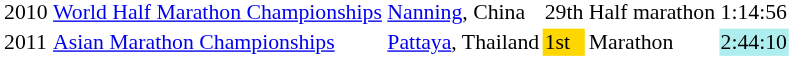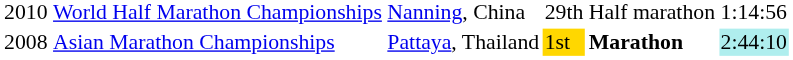(25, 42) 2011 -> (26, 42) 2008
(631, 42) normal -> (636, 42) bold
